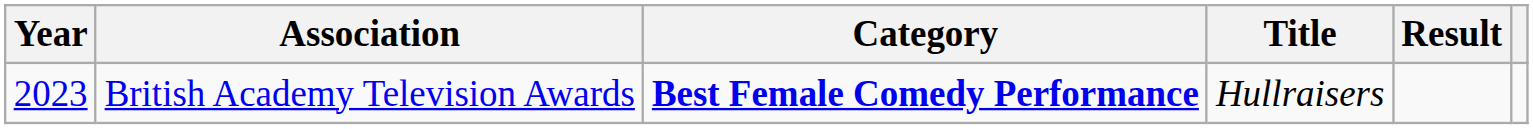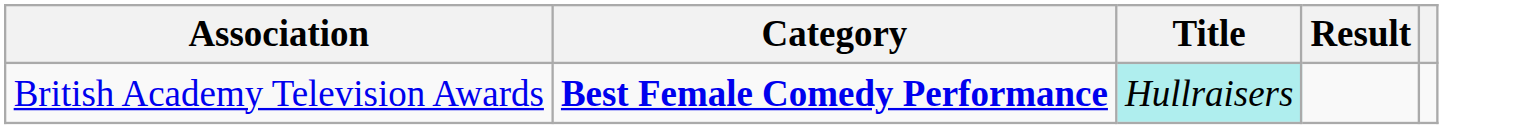- column: (51, 33)
(1300, 92) no background -> (1209, 92) paleturquoise background
